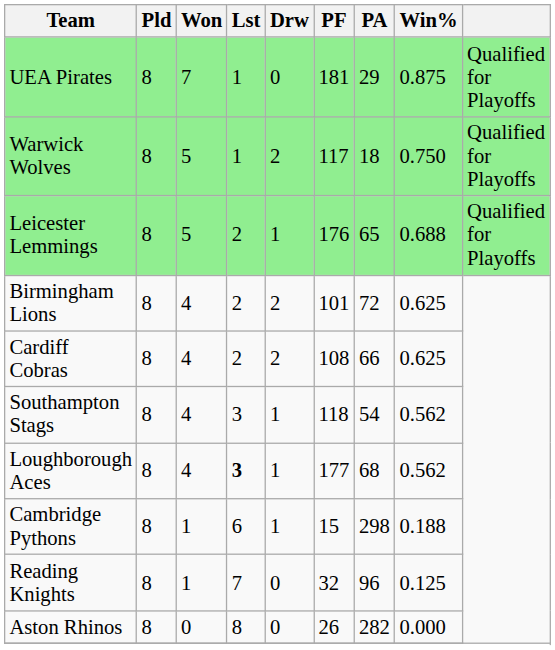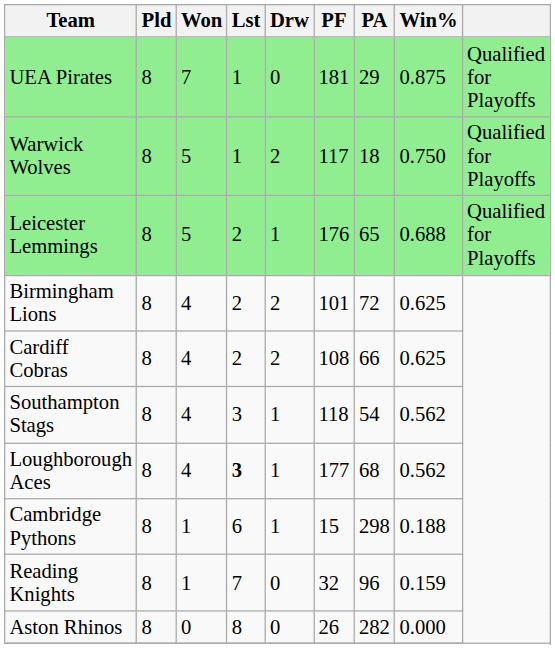(423, 582) 0.125 -> (423, 582) 0.159
